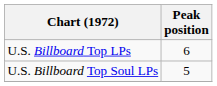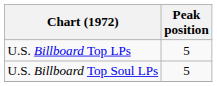(186, 50) 6 -> (186, 50) 5
